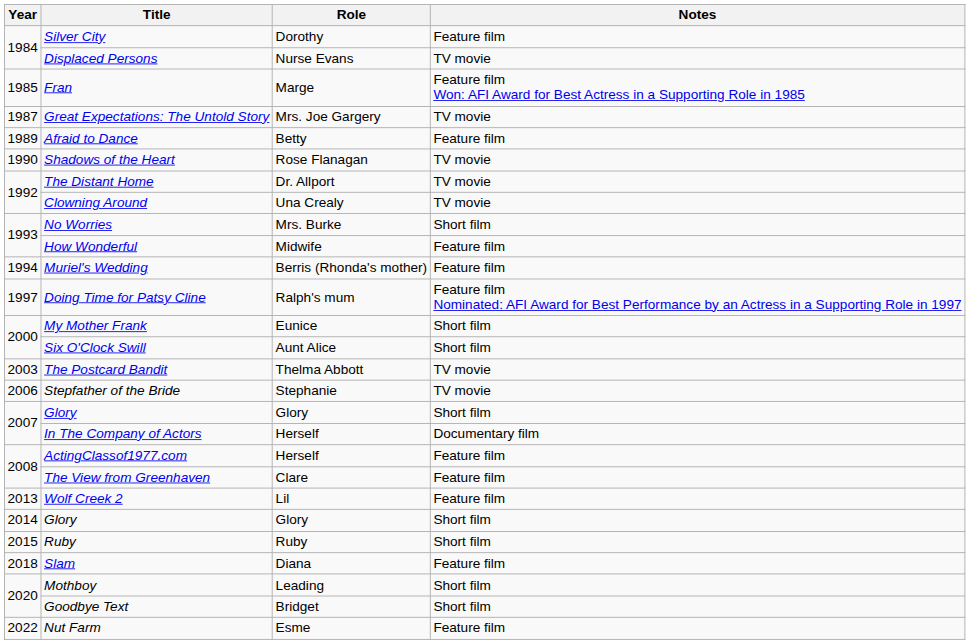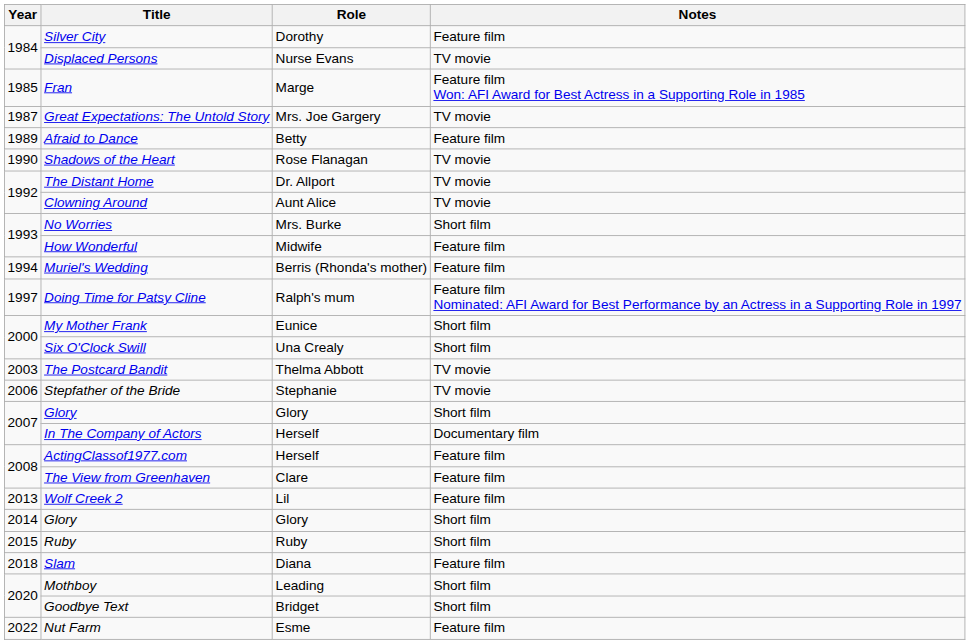(310, 203) Una Crealy -> (306, 203) Aunt Alice
(306, 347) Aunt Alice -> (310, 347) Una Crealy
